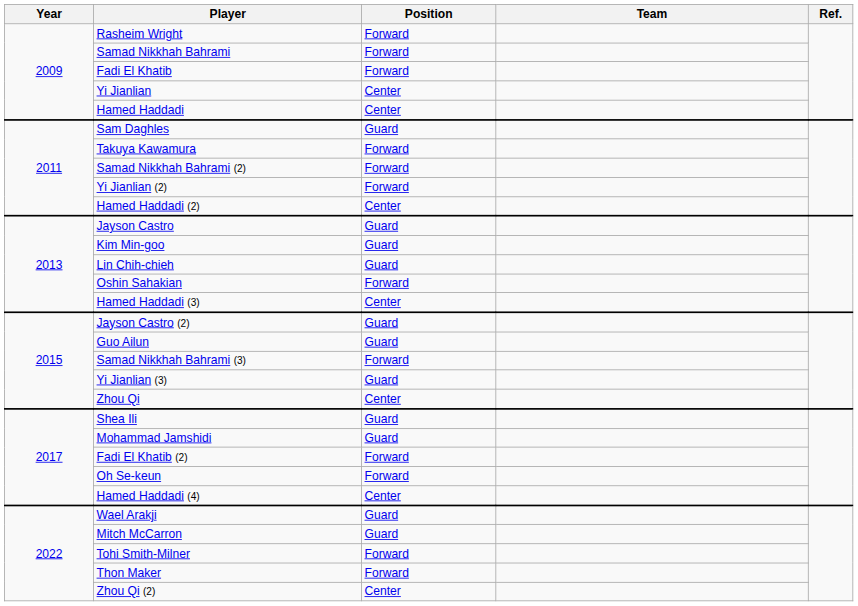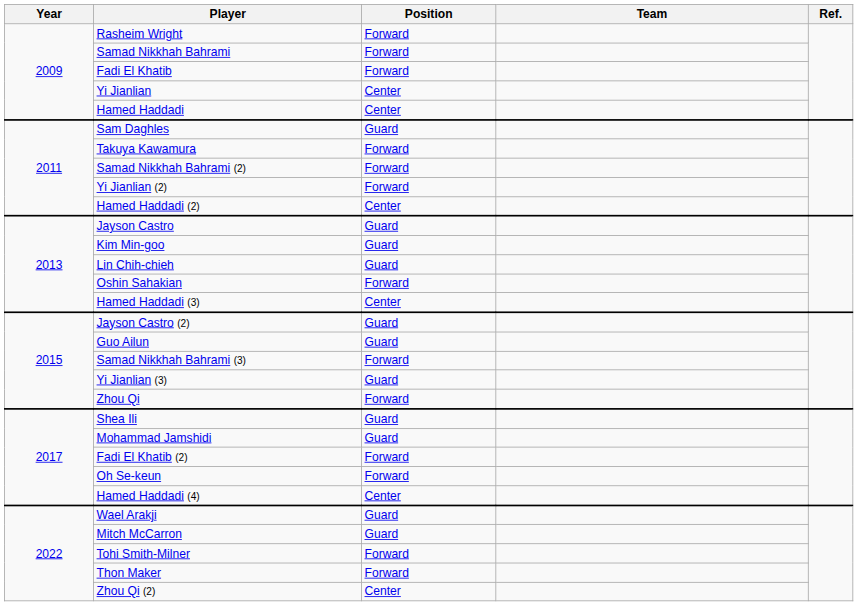(383, 399) Center -> (387, 399) Forward
